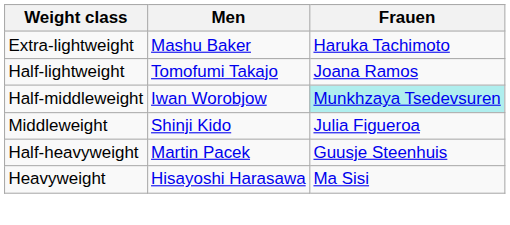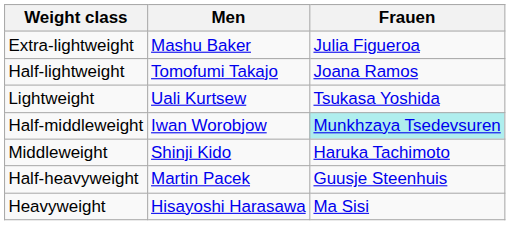(382, 44) Haruka Tachimoto -> (367, 44) Julia Figueroa
+ row: (51, 98)
(367, 125) Julia Figueroa -> (382, 152) Haruka Tachimoto
